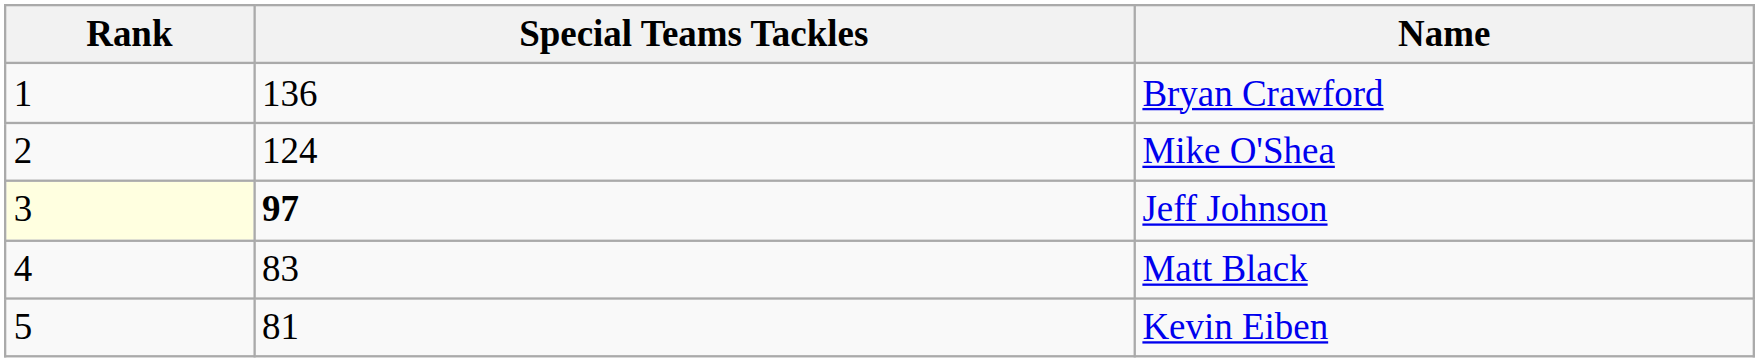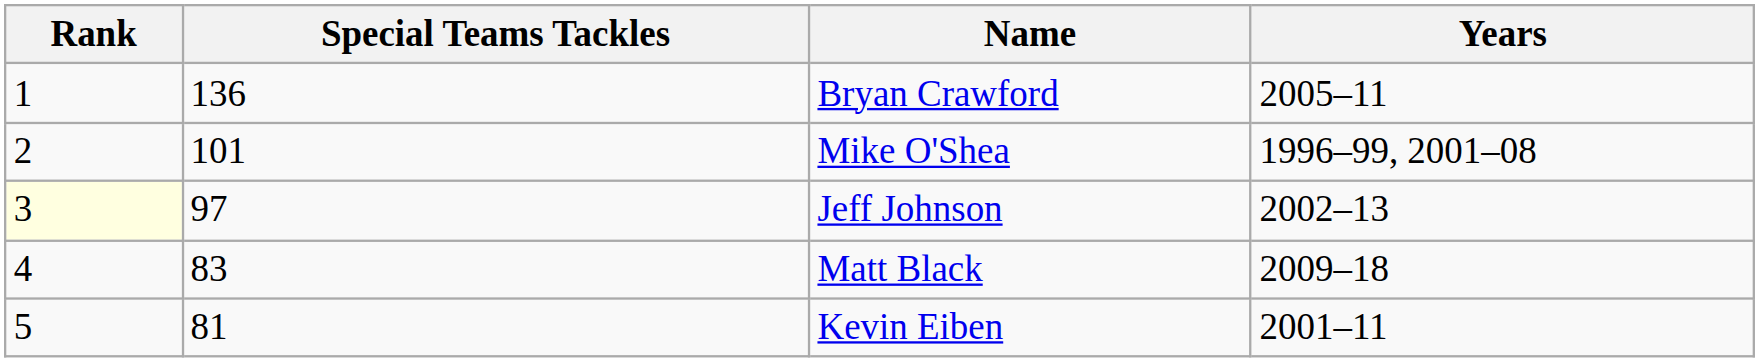+ column: (1503, 33)
(290, 151) 124 -> (218, 151) 101
(281, 209) bold -> (209, 209) normal
